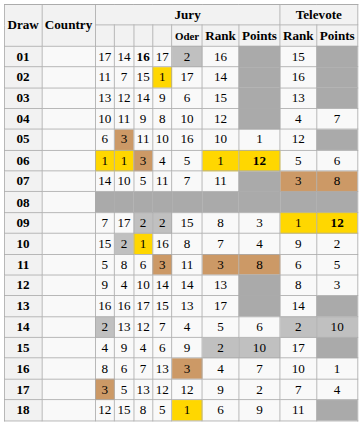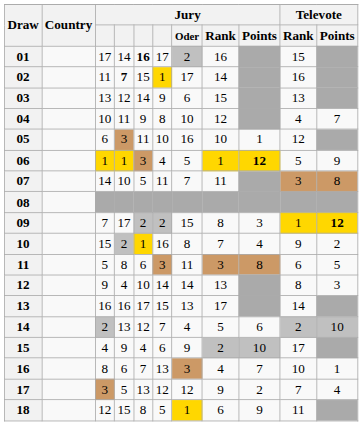(124, 77) normal -> (124, 77) bold
(337, 160) 6 -> (337, 160) 9
